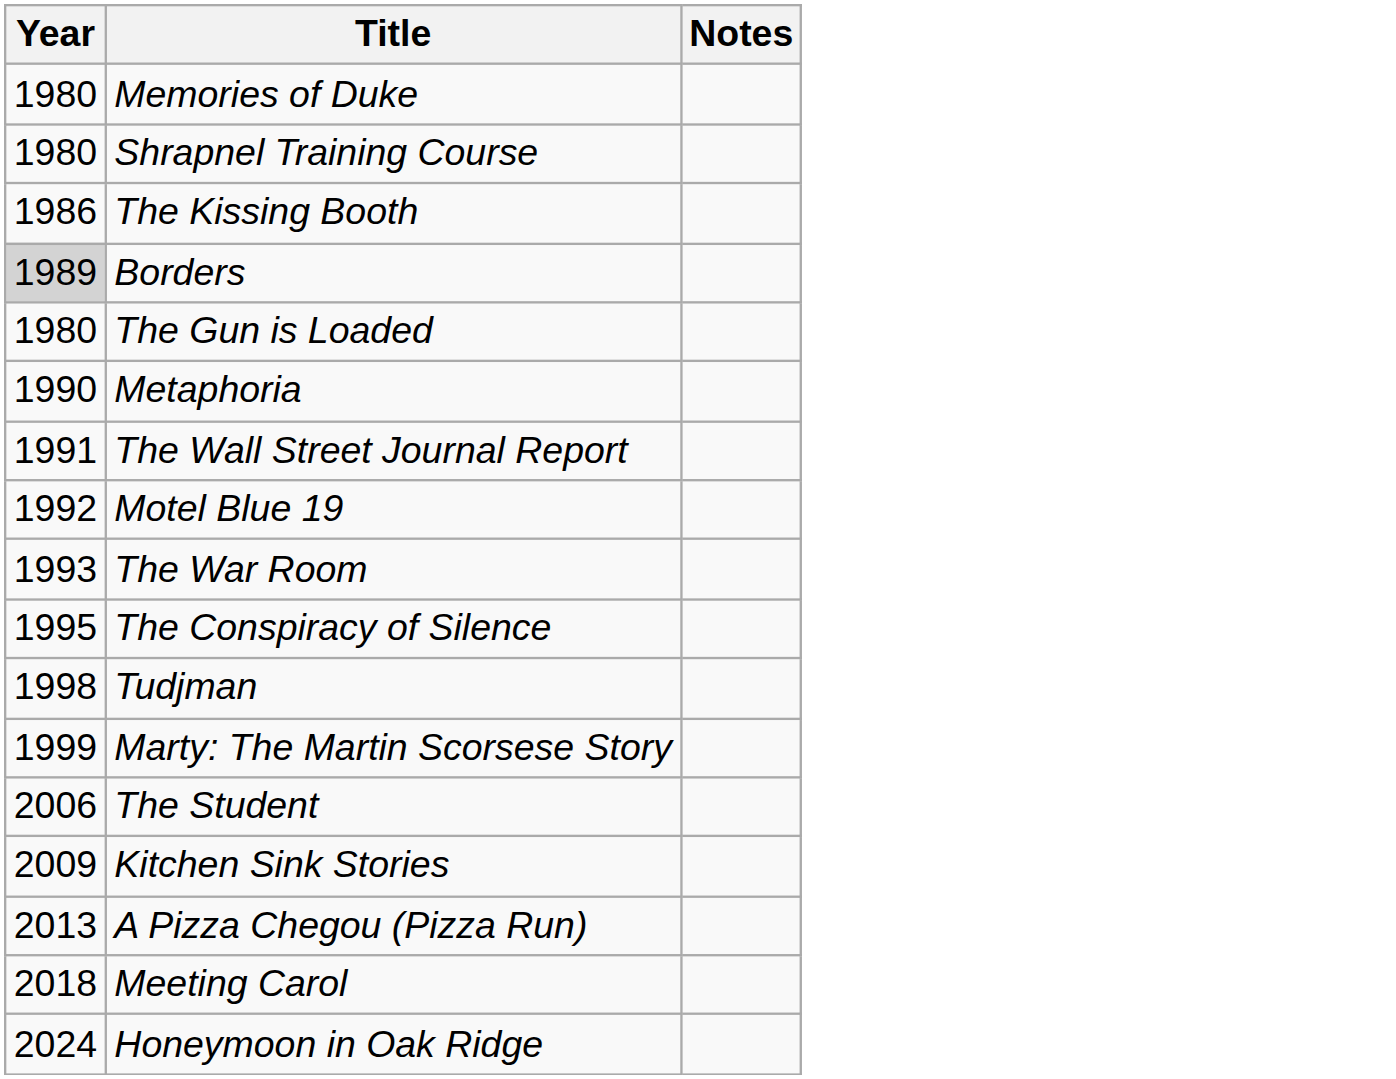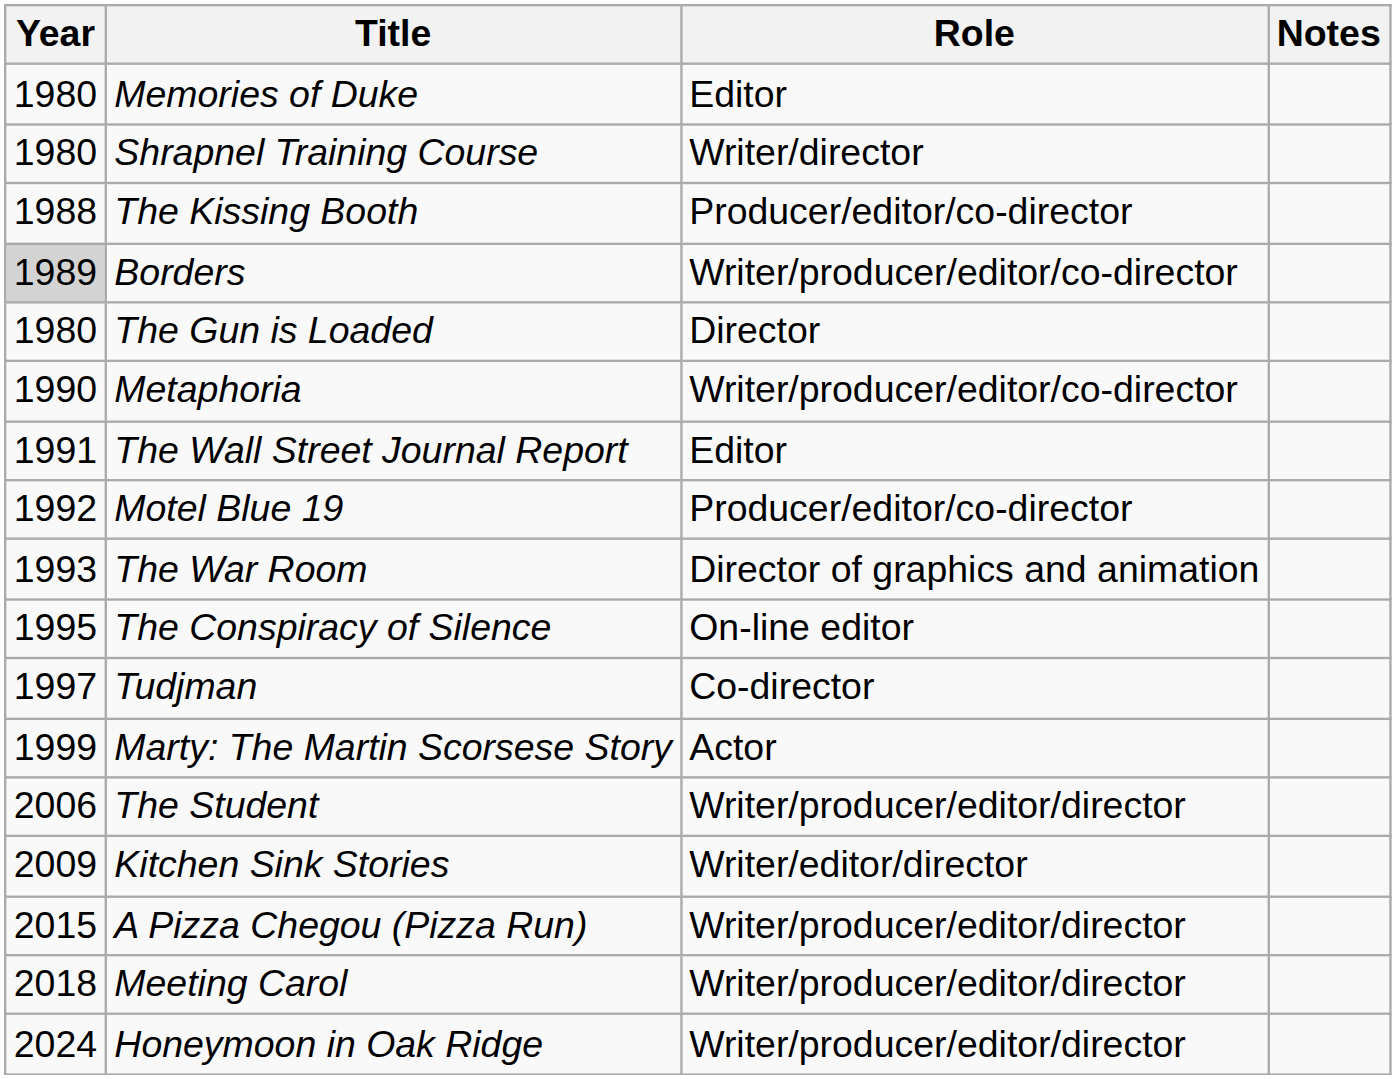+ column: (974, 34)
(55, 212) 1986 -> (55, 212) 1988
(55, 687) 1998 -> (55, 687) 1997
(55, 924) 2013 -> (55, 924) 2015
